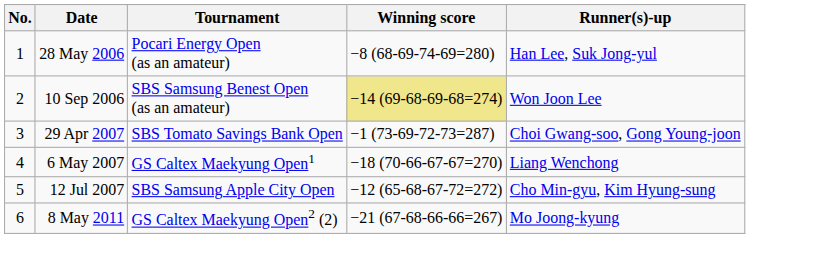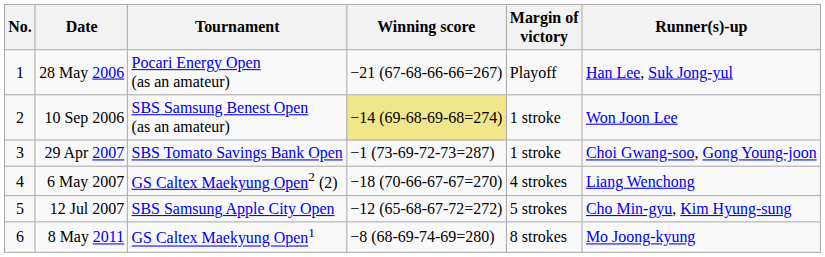+ column: (544, 27)
(422, 53) −8 (68-69-74-69=280) -> (426, 72) −21 (67-68-66-66=267)
(223, 162) GS Caltex Maekyung Open1 -> (235, 181) GS Caltex Maekyung Open2 (2)
(235, 218) GS Caltex Maekyung Open2 (2) -> (223, 237) GS Caltex Maekyung Open1
(426, 218) −21 (67-68-66-66=267) -> (422, 237) −8 (68-69-74-69=280)
